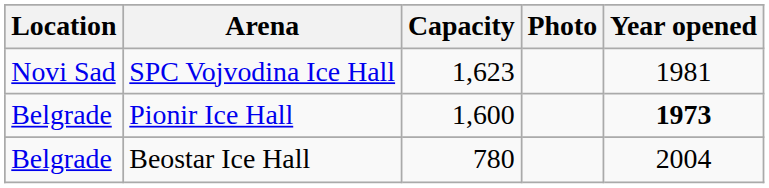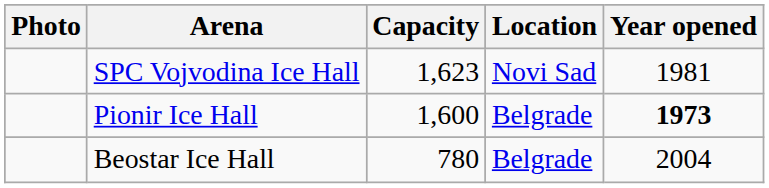columns swapped: (562, 26) <-> (64, 26)
